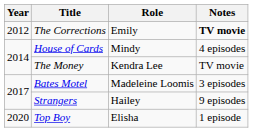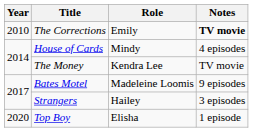(18, 30) 2012 -> (18, 30) 2010
(222, 83) 3 episodes -> (222, 83) 9 episodes
(222, 100) 9 episodes -> (222, 100) 3 episodes
